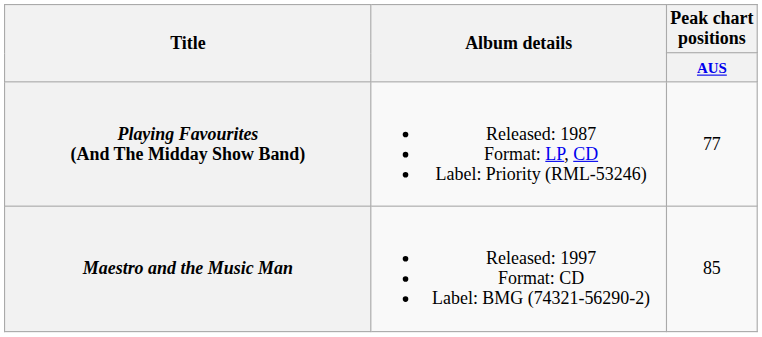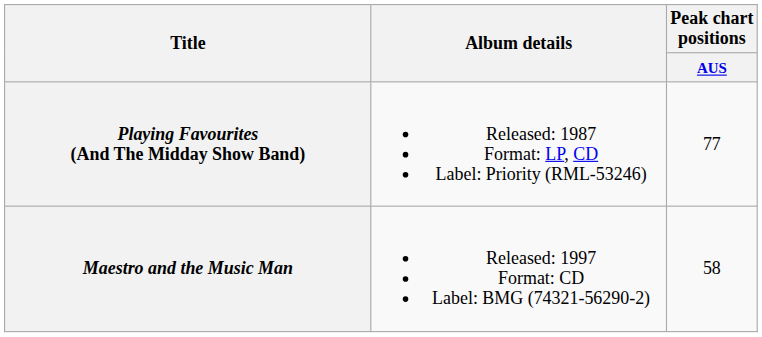(712, 268) 85 -> (712, 268) 58
